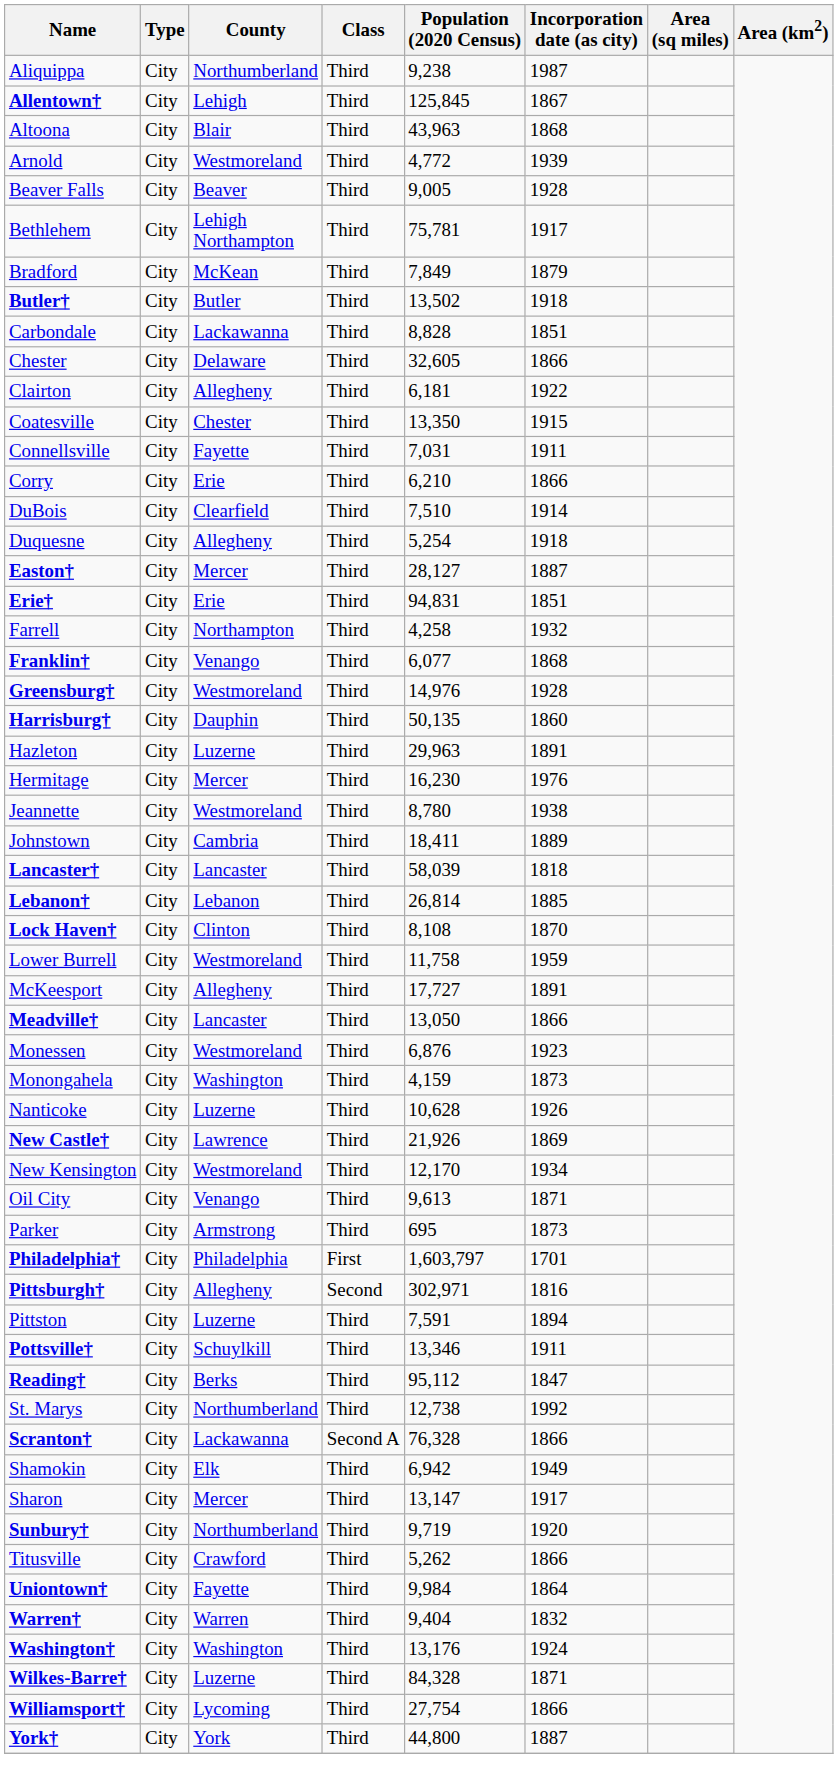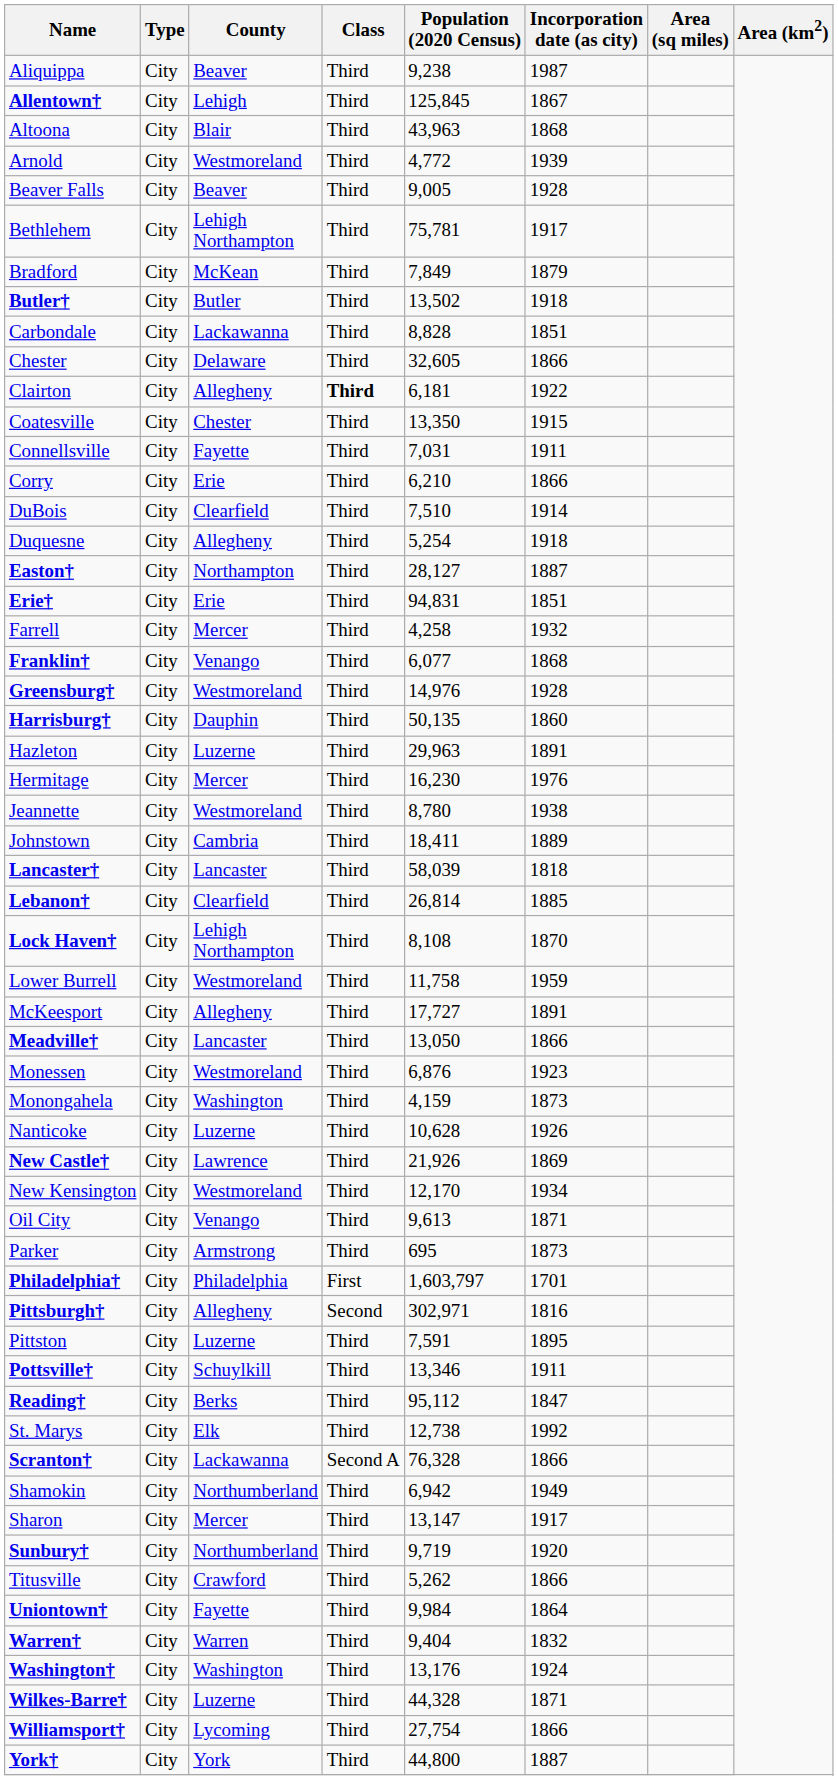(256, 70) Northumberland -> (220, 70) Beaver
(348, 391) normal -> (350, 391) bold
(221, 570) Mercer -> (244, 570) Northampton
(244, 630) Northampton -> (221, 630) Mercer
(226, 900) Lebanon -> (231, 900) Clearfield
(222, 930) Clinton -> (244, 940) Lehigh Northampton
(549, 1319) 1894 -> (549, 1340) 1895
(256, 1409) Northumberland -> (206, 1430) Elk
(206, 1469) Elk -> (256, 1490) Northumberland
(434, 1678) 84,328 -> (434, 1700) 44,328
